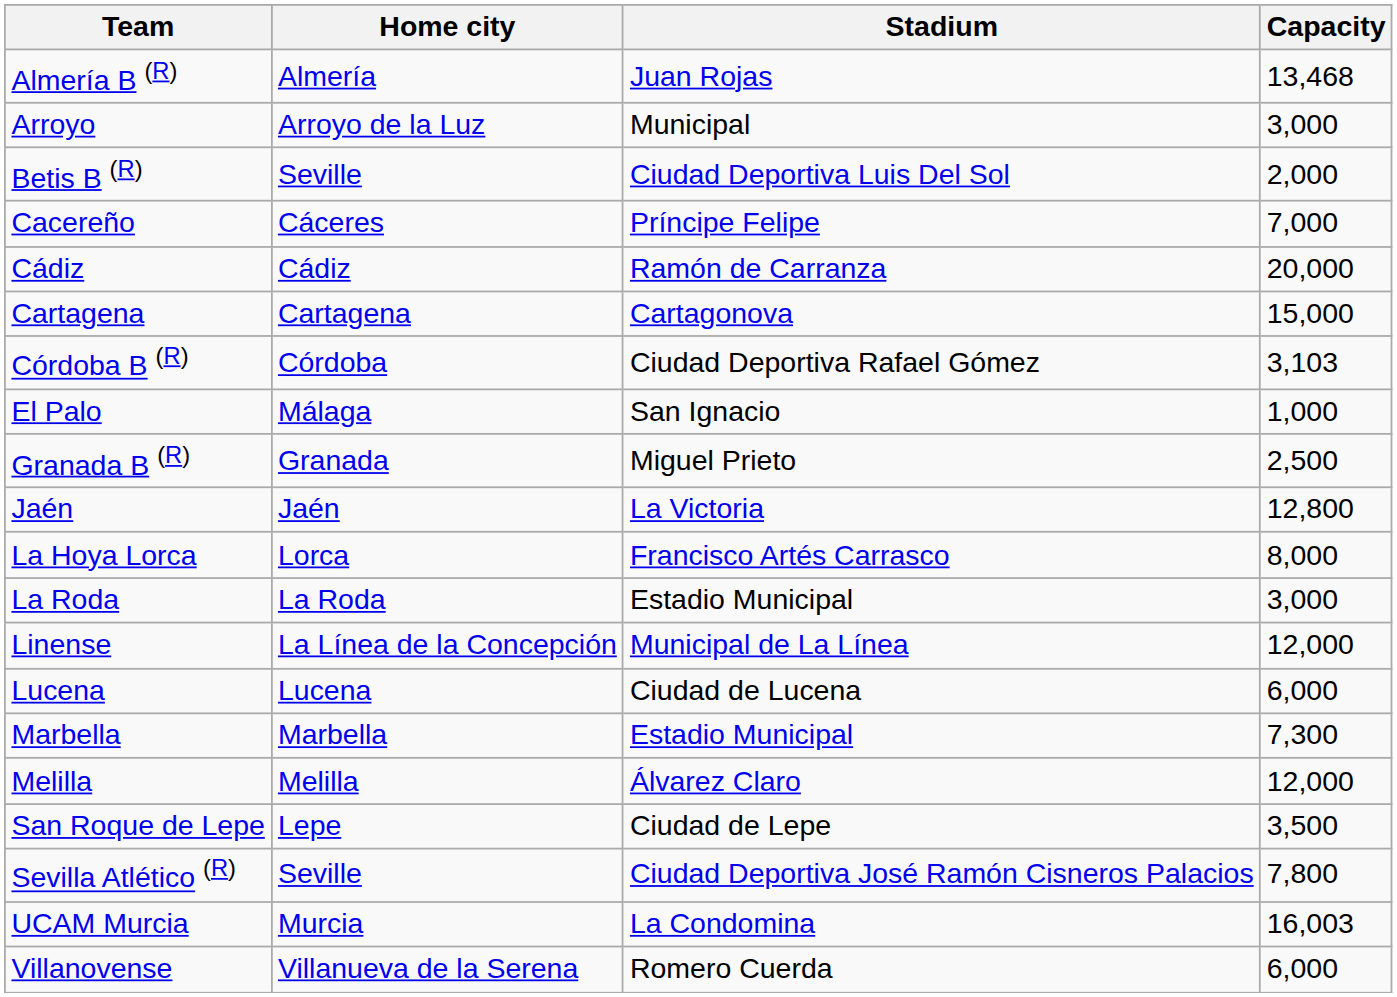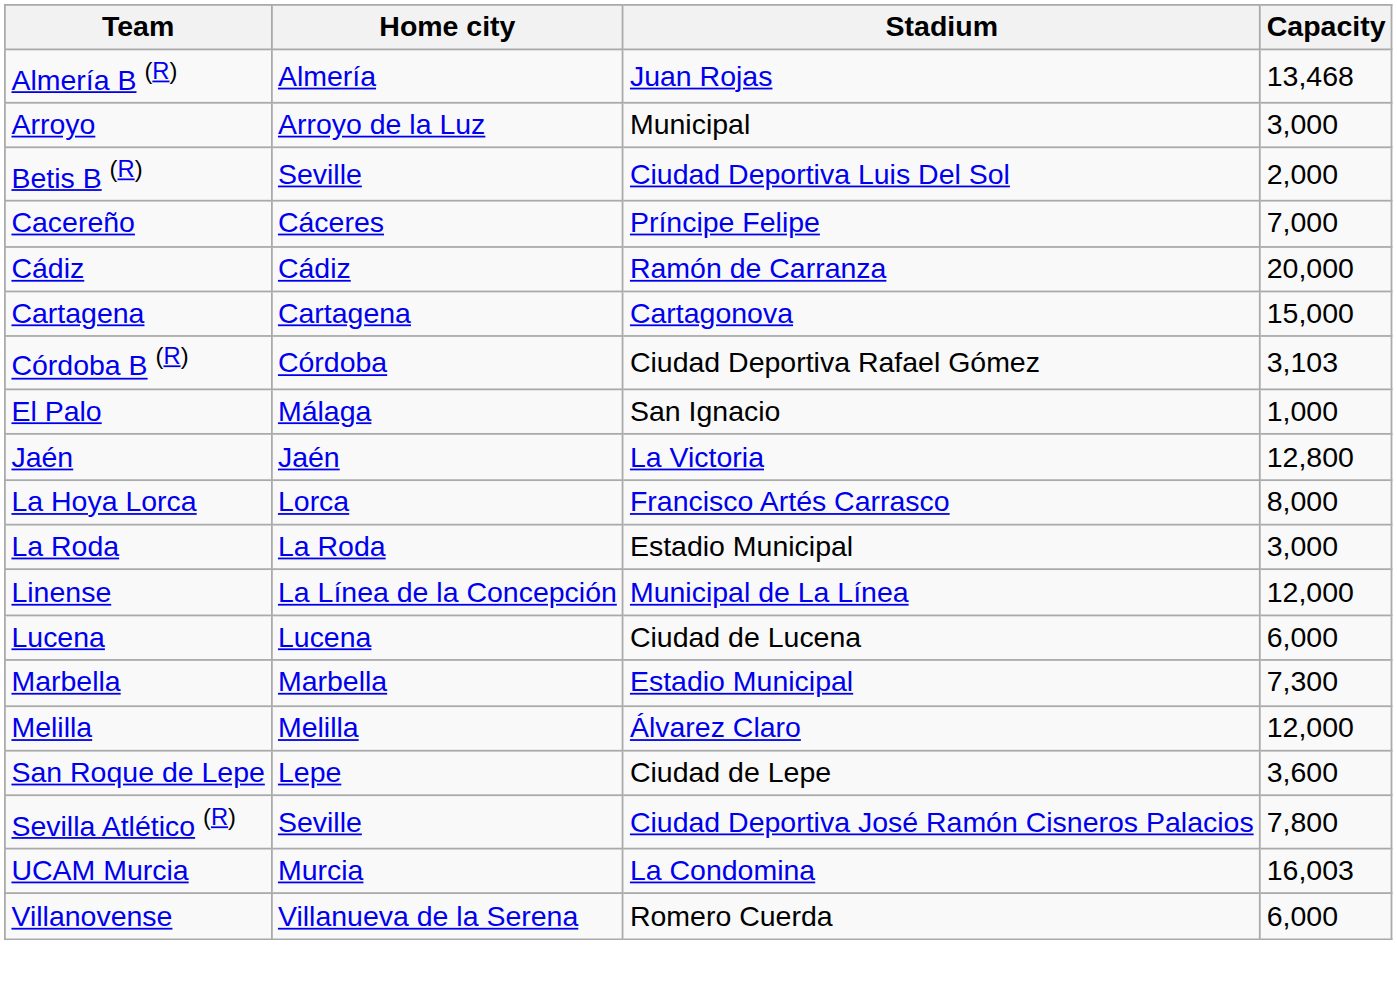- row: (101, 460)
(1302, 825) 3,500 -> (1302, 772) 3,600
